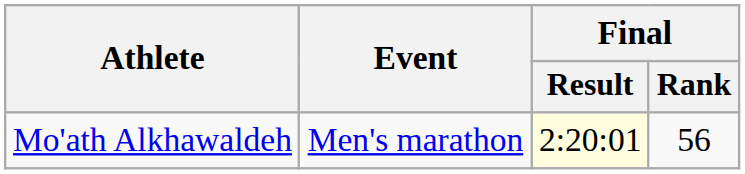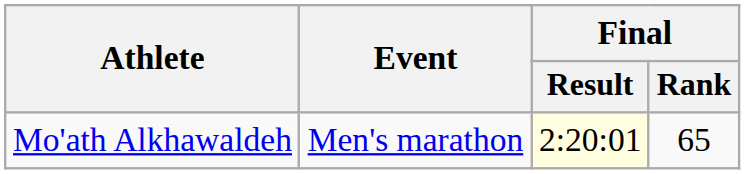(694, 140) 56 -> (694, 140) 65
